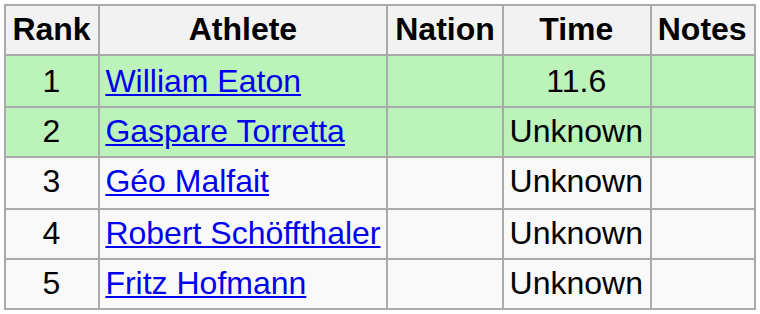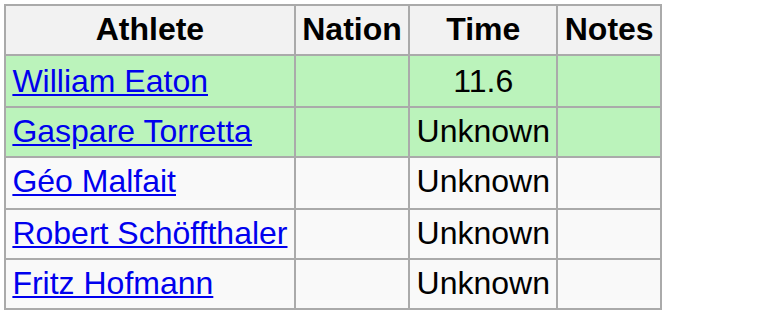- column: (52, 29)
